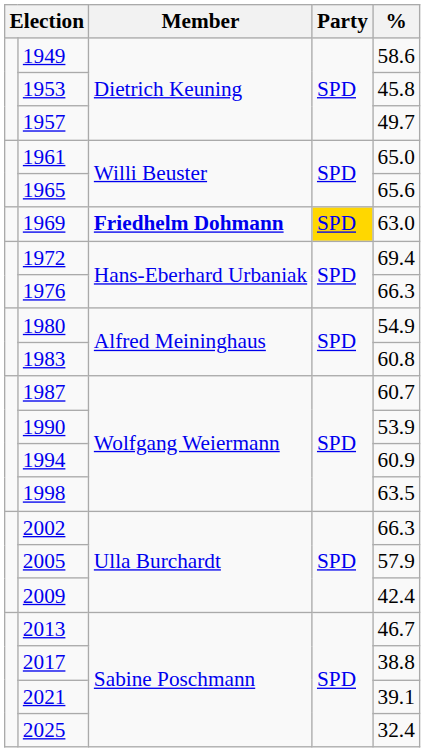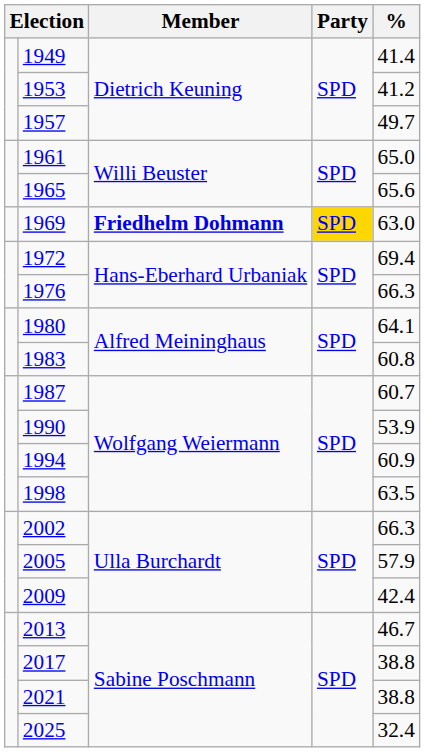(396, 55) 58.6 -> (396, 55) 41.4
(396, 88) 45.8 -> (396, 88) 41.2
(396, 325) 54.9 -> (396, 325) 64.1
(396, 696) 39.1 -> (396, 696) 38.8
